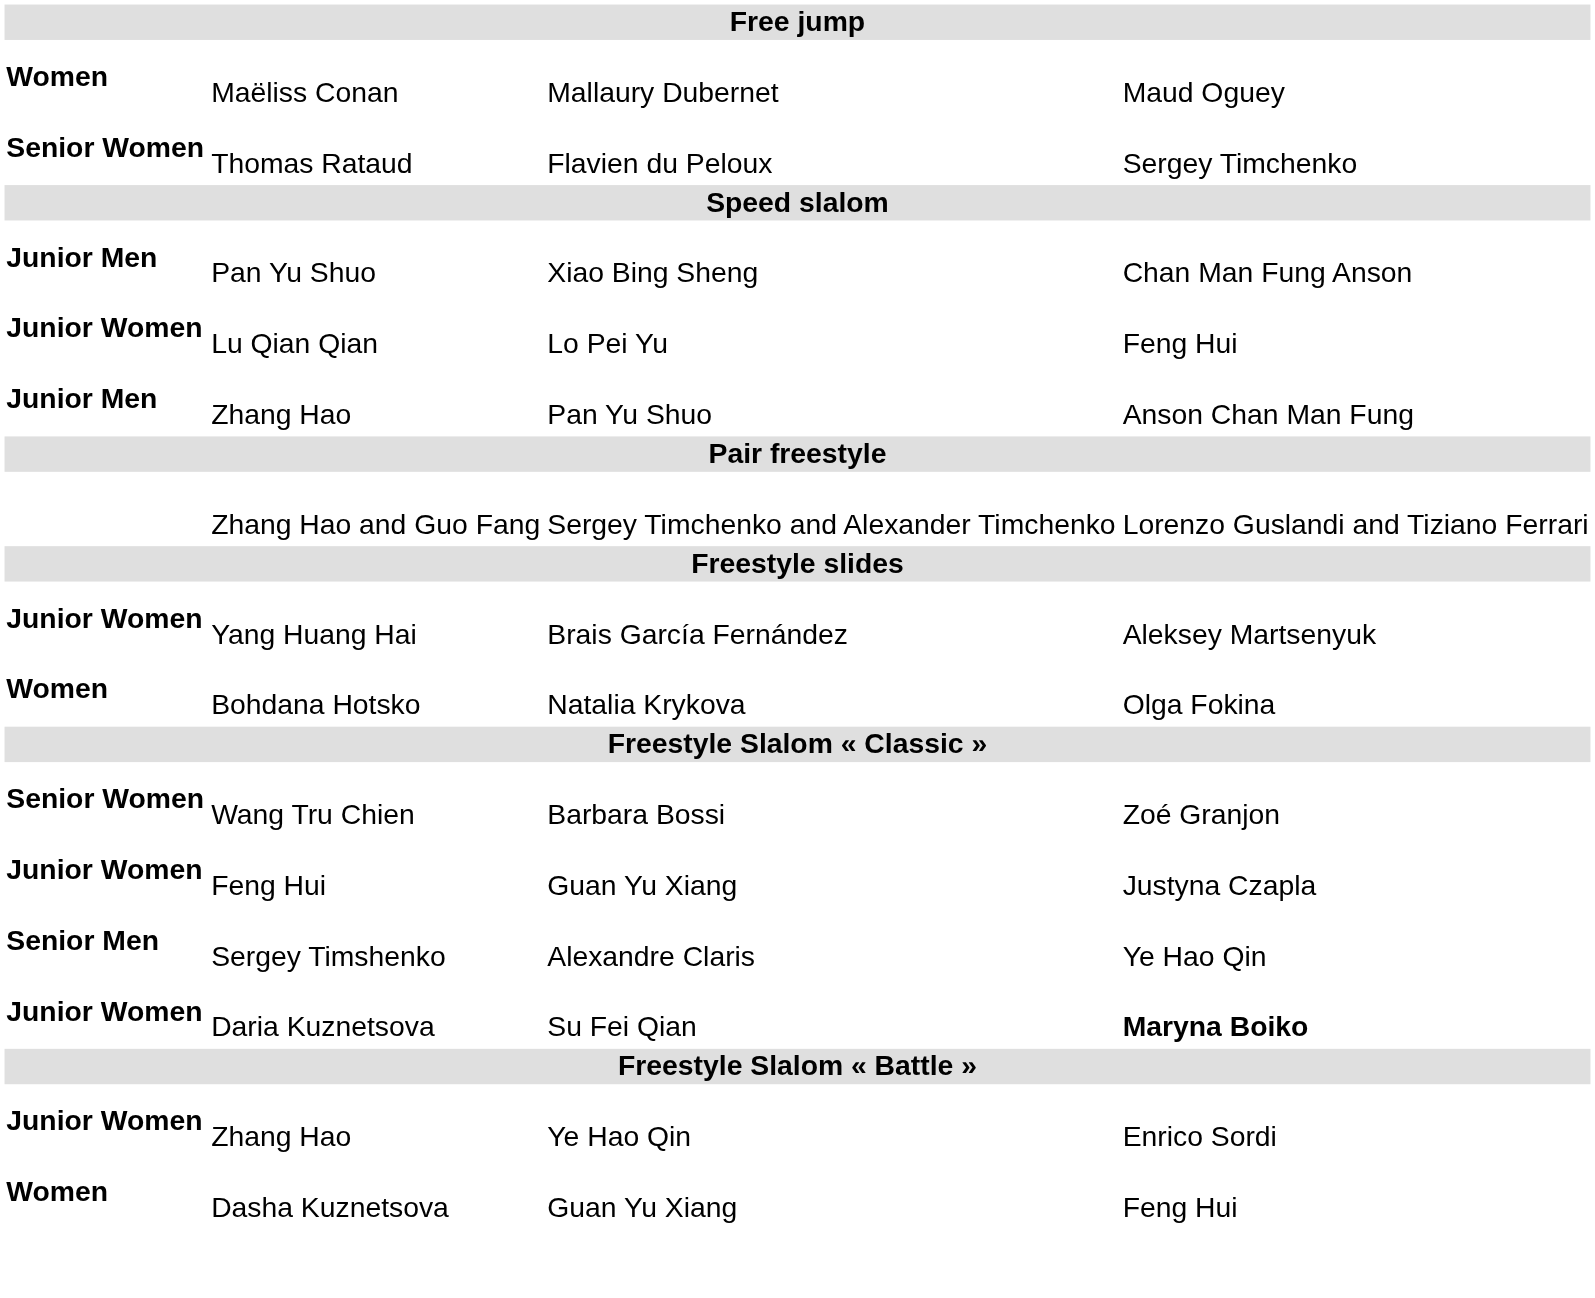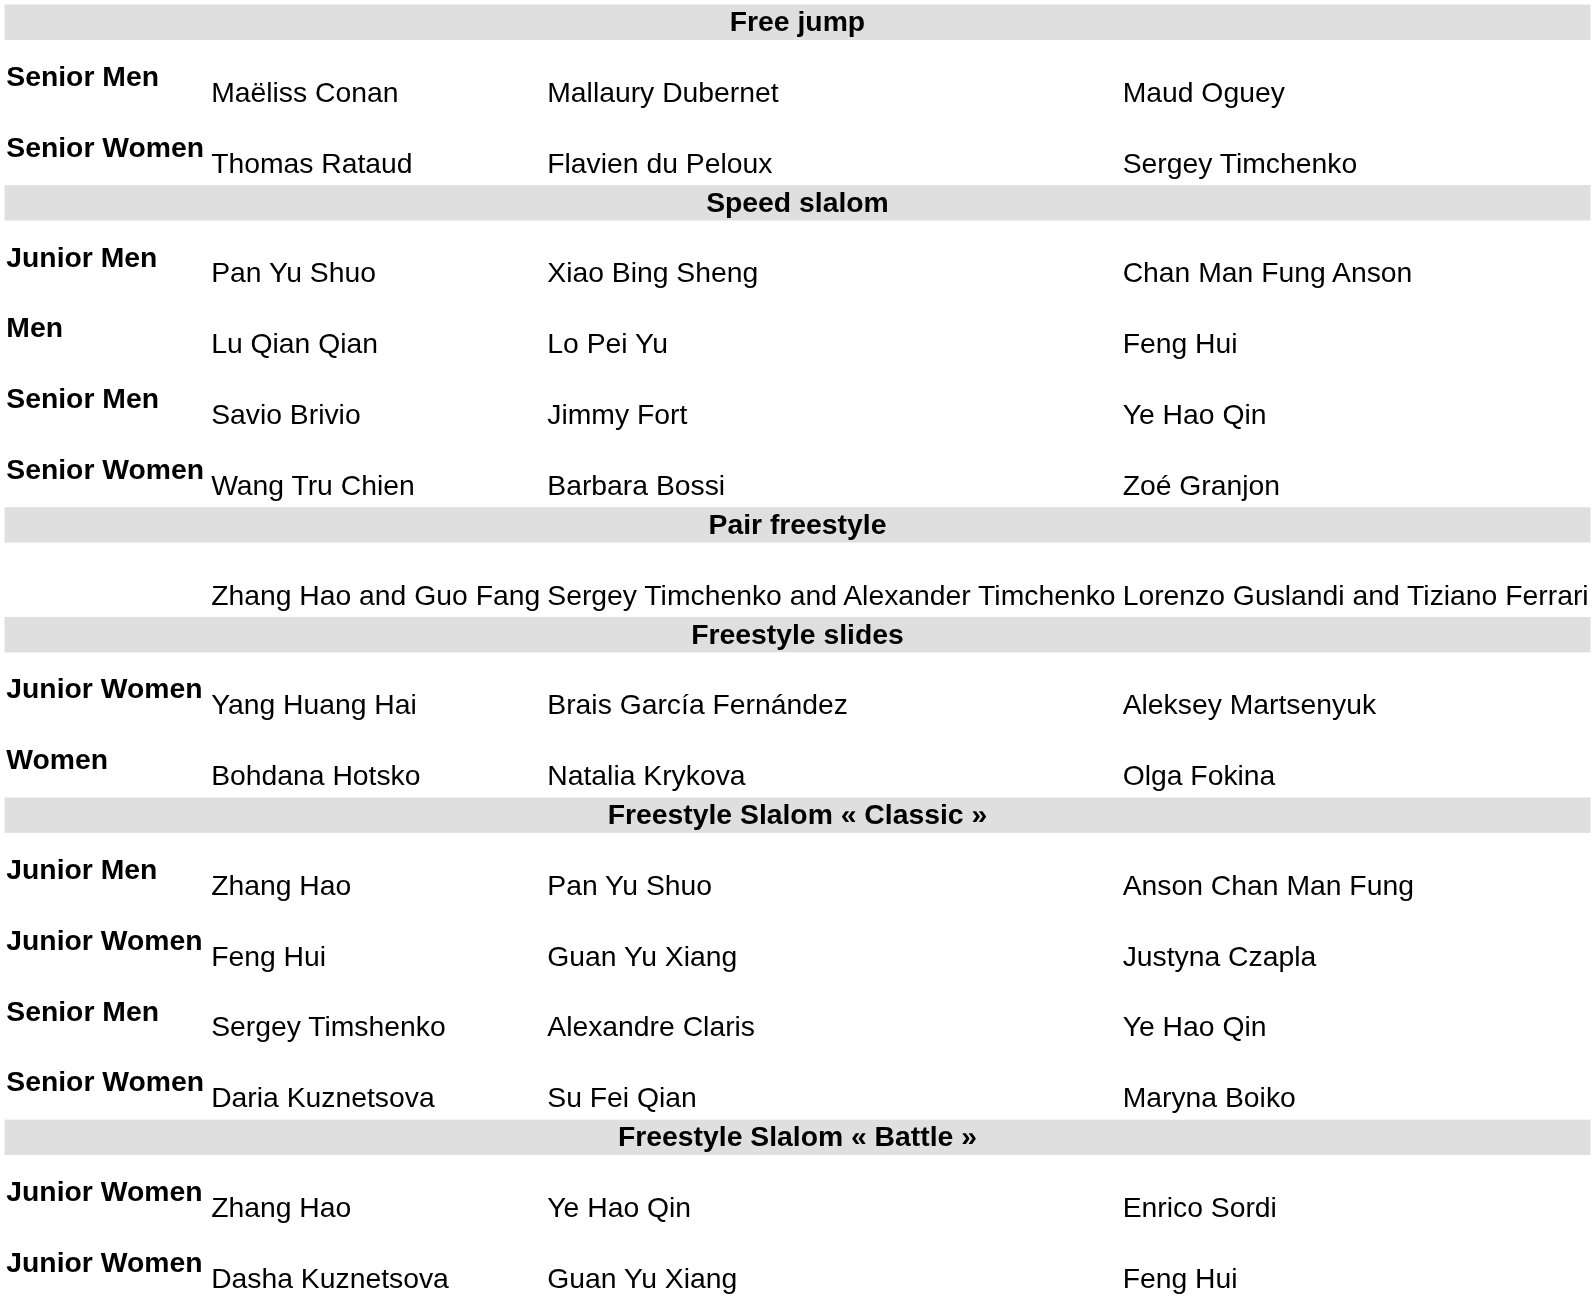(57, 76) Women -> (83, 76) Senior Men
(104, 328) Junior Women -> (35, 328) Men
+ row: (286, 414)
rows swapped: (313, 814) <-> (281, 414)
(104, 1011) Junior Women -> (105, 1082) Senior Women
(1216, 1027) bold -> (1209, 1098) normal
(57, 1191) Women -> (104, 1262) Junior Women
